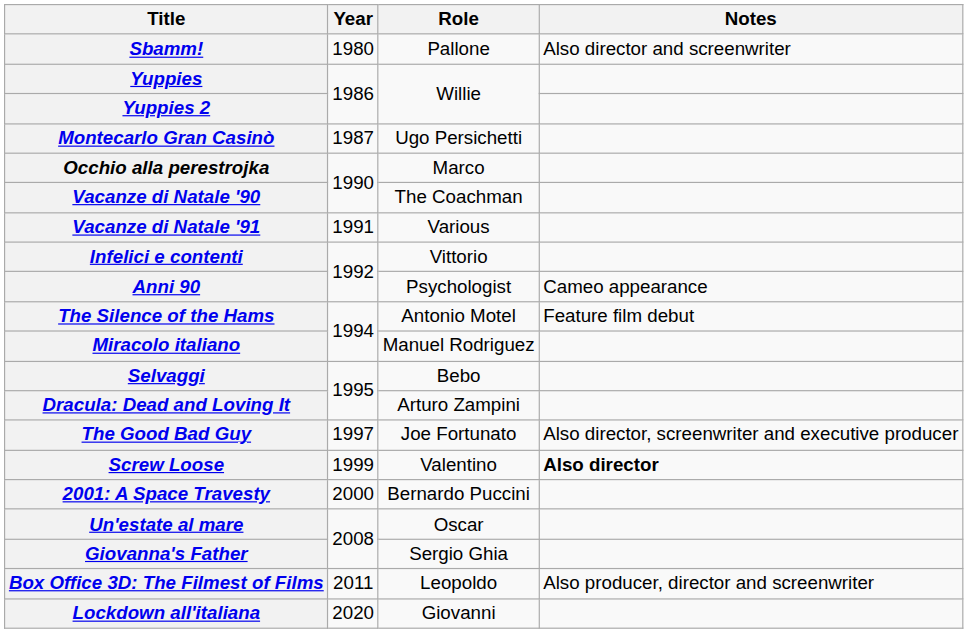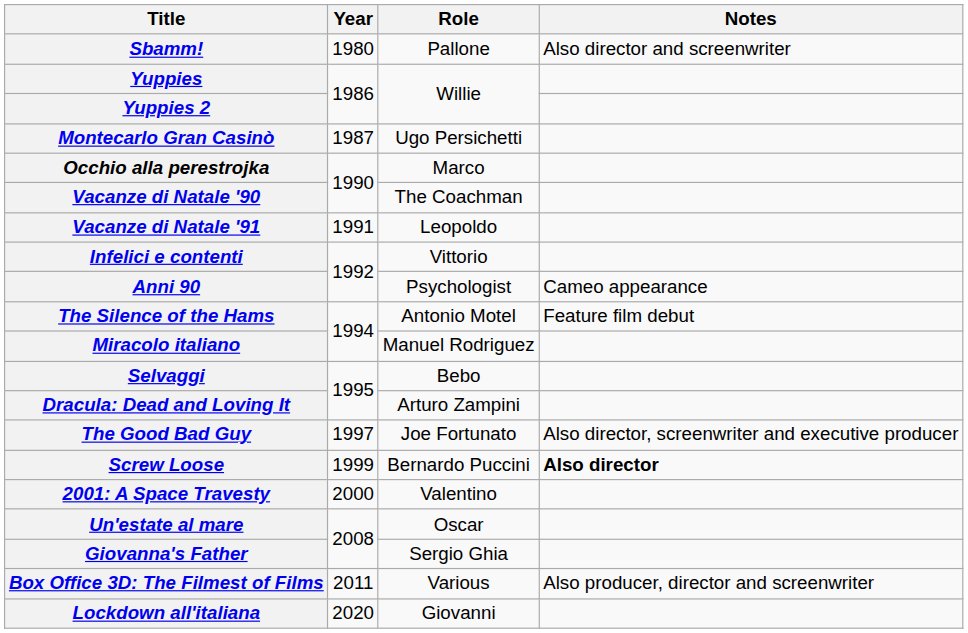(459, 227) Various -> (459, 227) Leopoldo
(459, 464) Valentino -> (459, 464) Bernardo Puccini
(459, 494) Bernardo Puccini -> (459, 494) Valentino
(459, 583) Leopoldo -> (459, 583) Various
